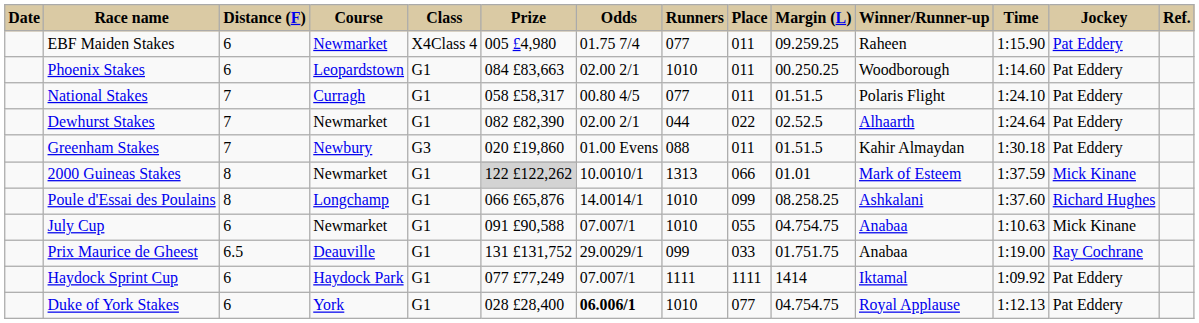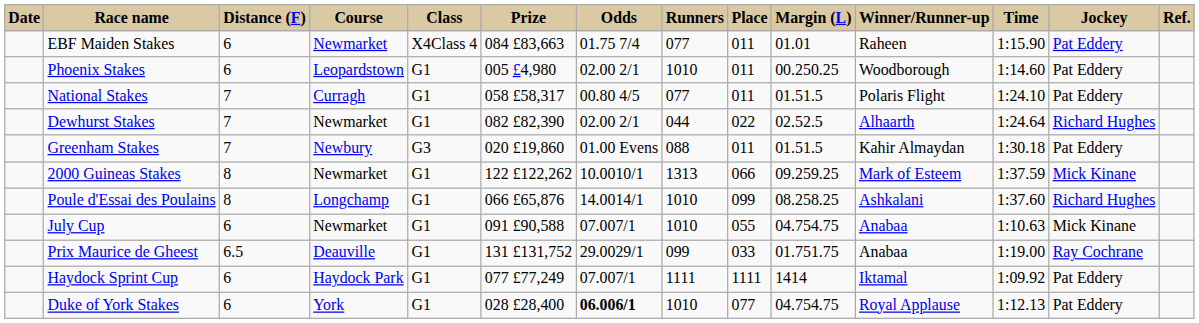(521, 43) 005 £4,980 -> (525, 43) 084 £83,663
(807, 43) 09.259.25 -> (793, 43) 01.01
(525, 69) 084 £83,663 -> (521, 69) 005 £4,980
(1088, 121) Pat Eddery -> (1104, 122) Richard Hughes
(528, 174) lightgrey background -> (528, 174) no background
(793, 174) 01.01 -> (807, 174) 09.259.25
